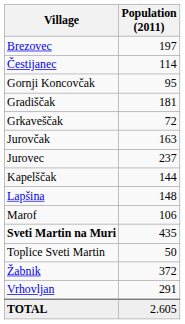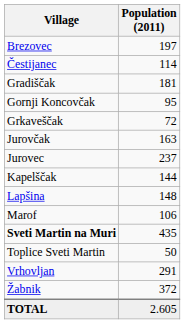rows swapped: (51, 83) <-> (31, 102)
rows swapped: (31, 290) <-> (24, 271)
